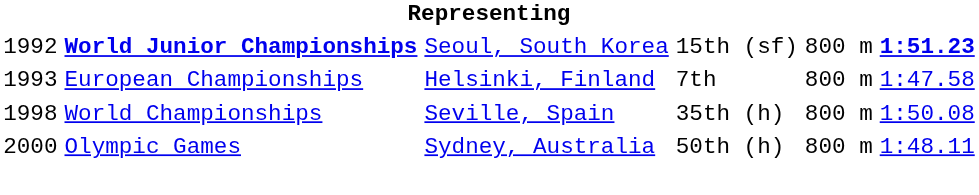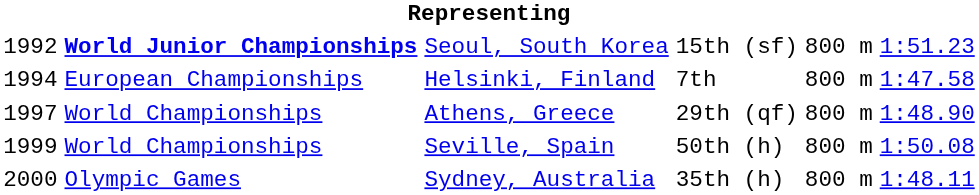(927, 47) bold -> (927, 47) normal
(30, 80) 1993 -> (30, 80) 1994
+ row: (519, 113)
(30, 113) 1998 -> (30, 147) 1999
(730, 113) 35th (h) -> (730, 147) 50th (h)
(730, 147) 50th (h) -> (730, 180) 35th (h)
